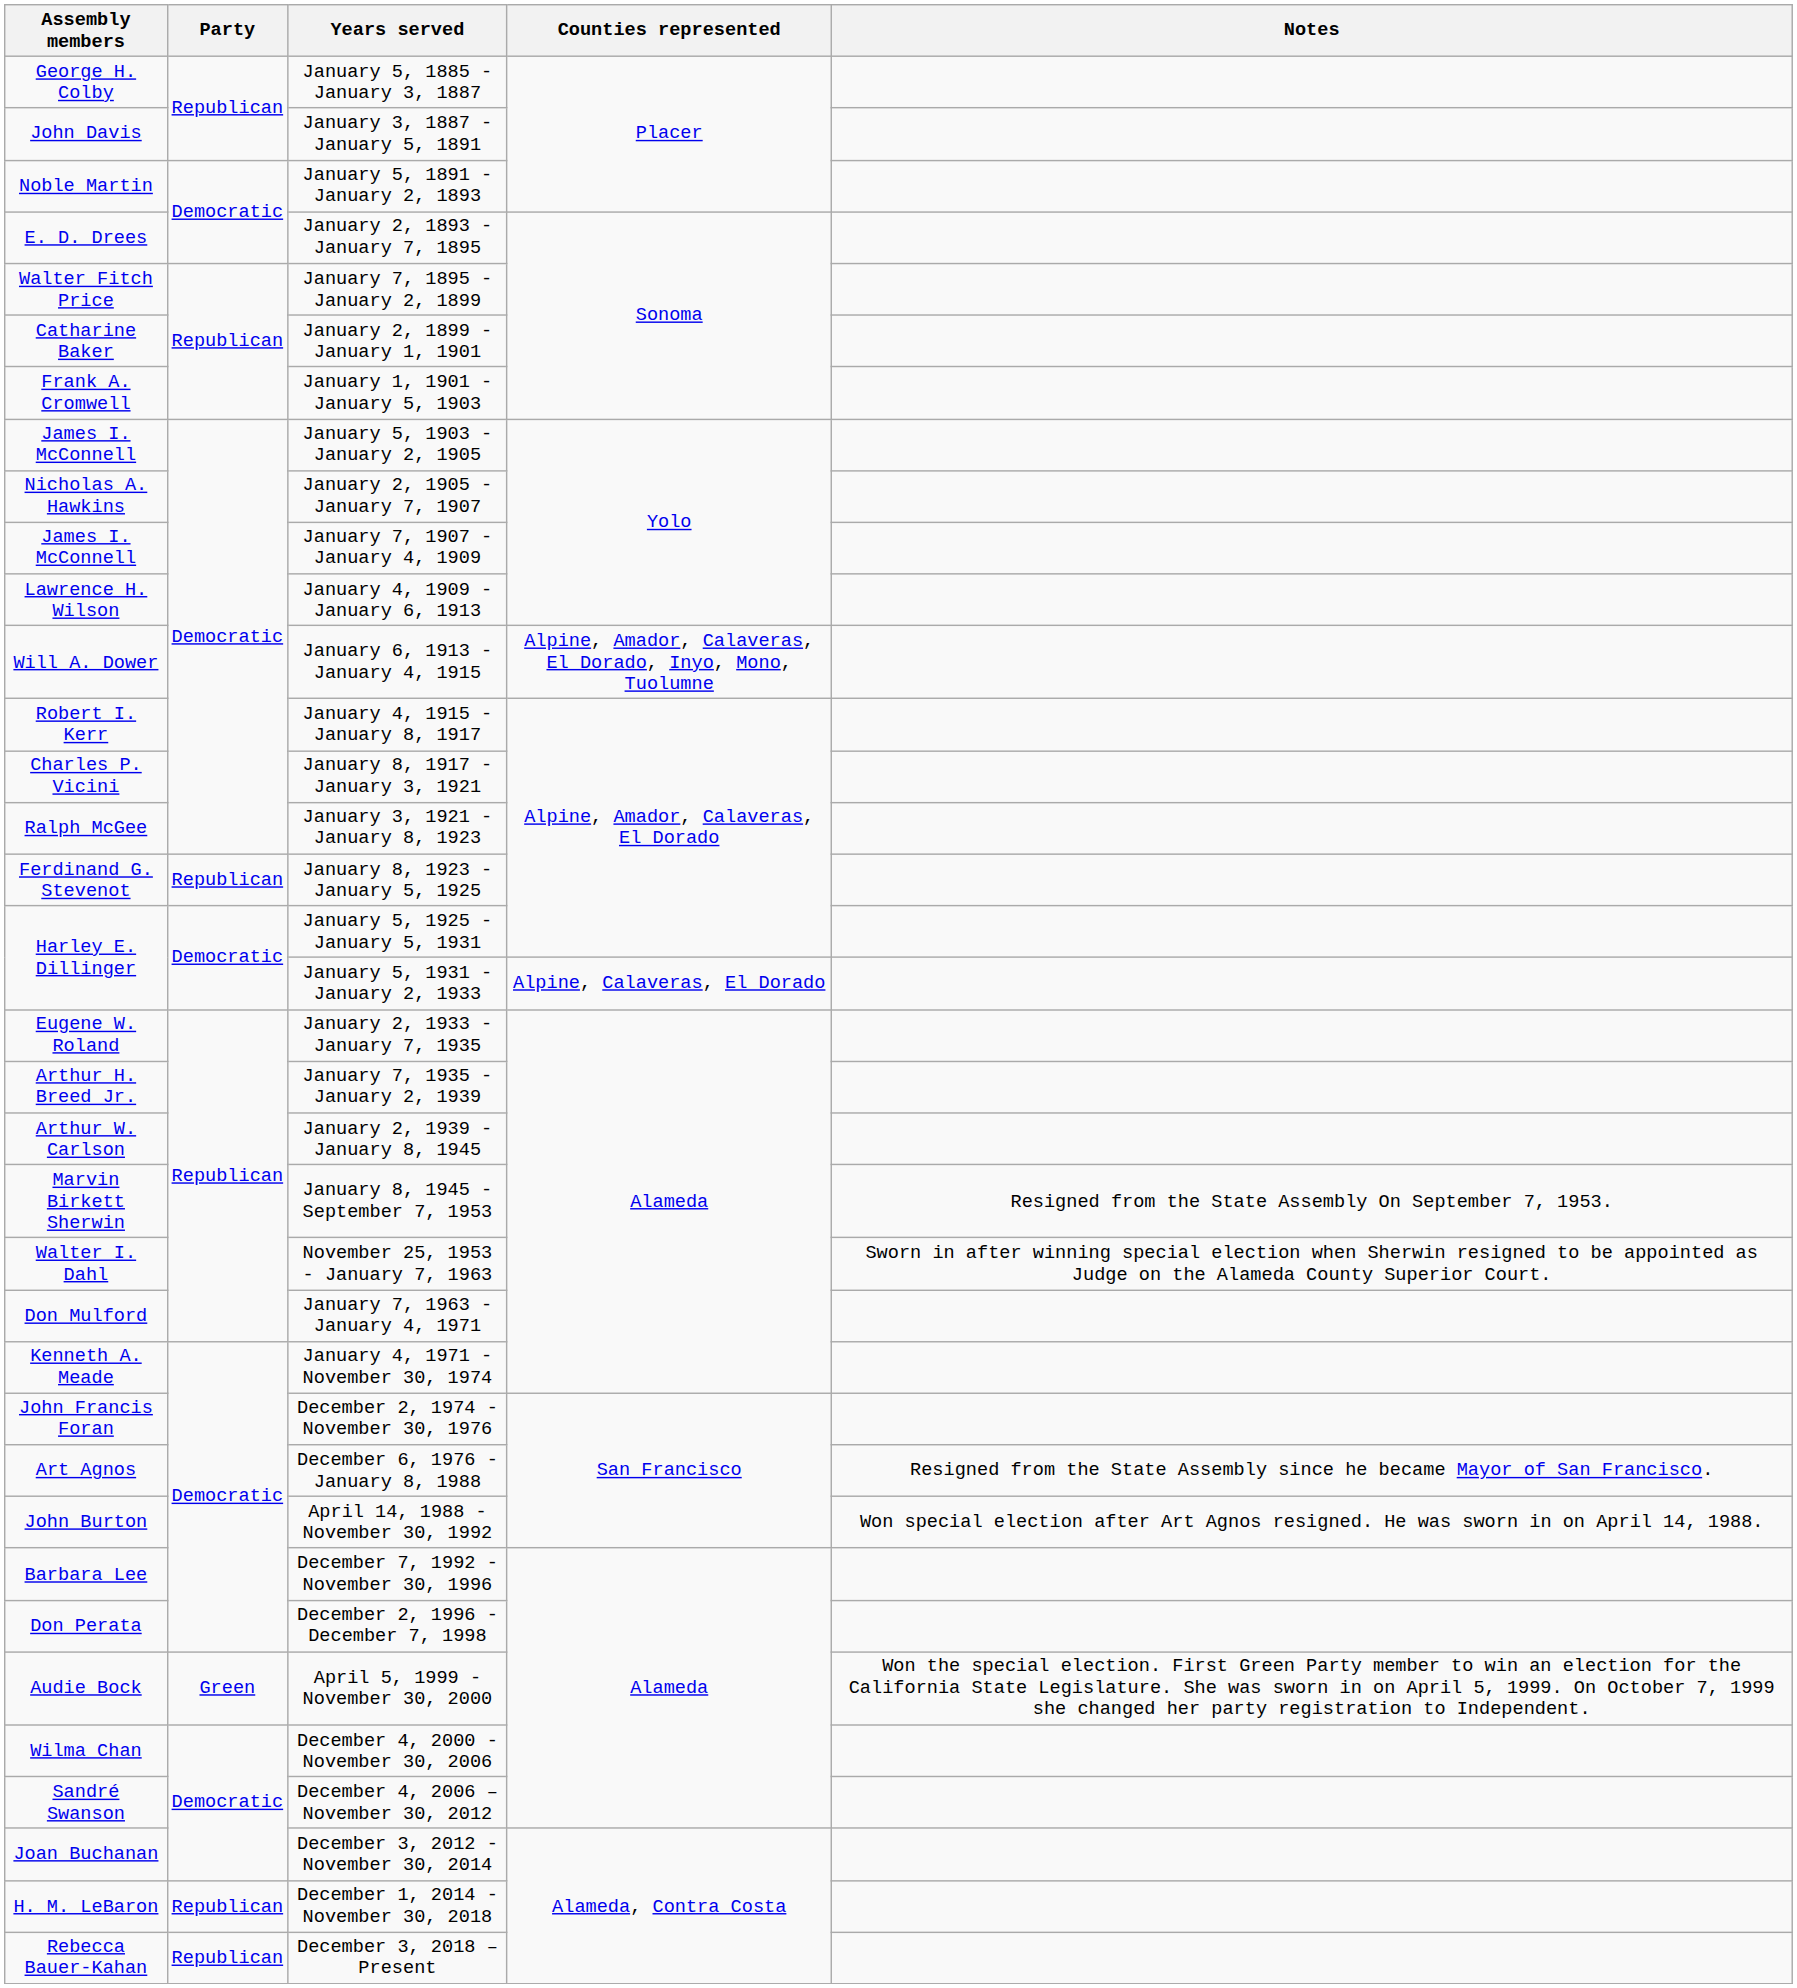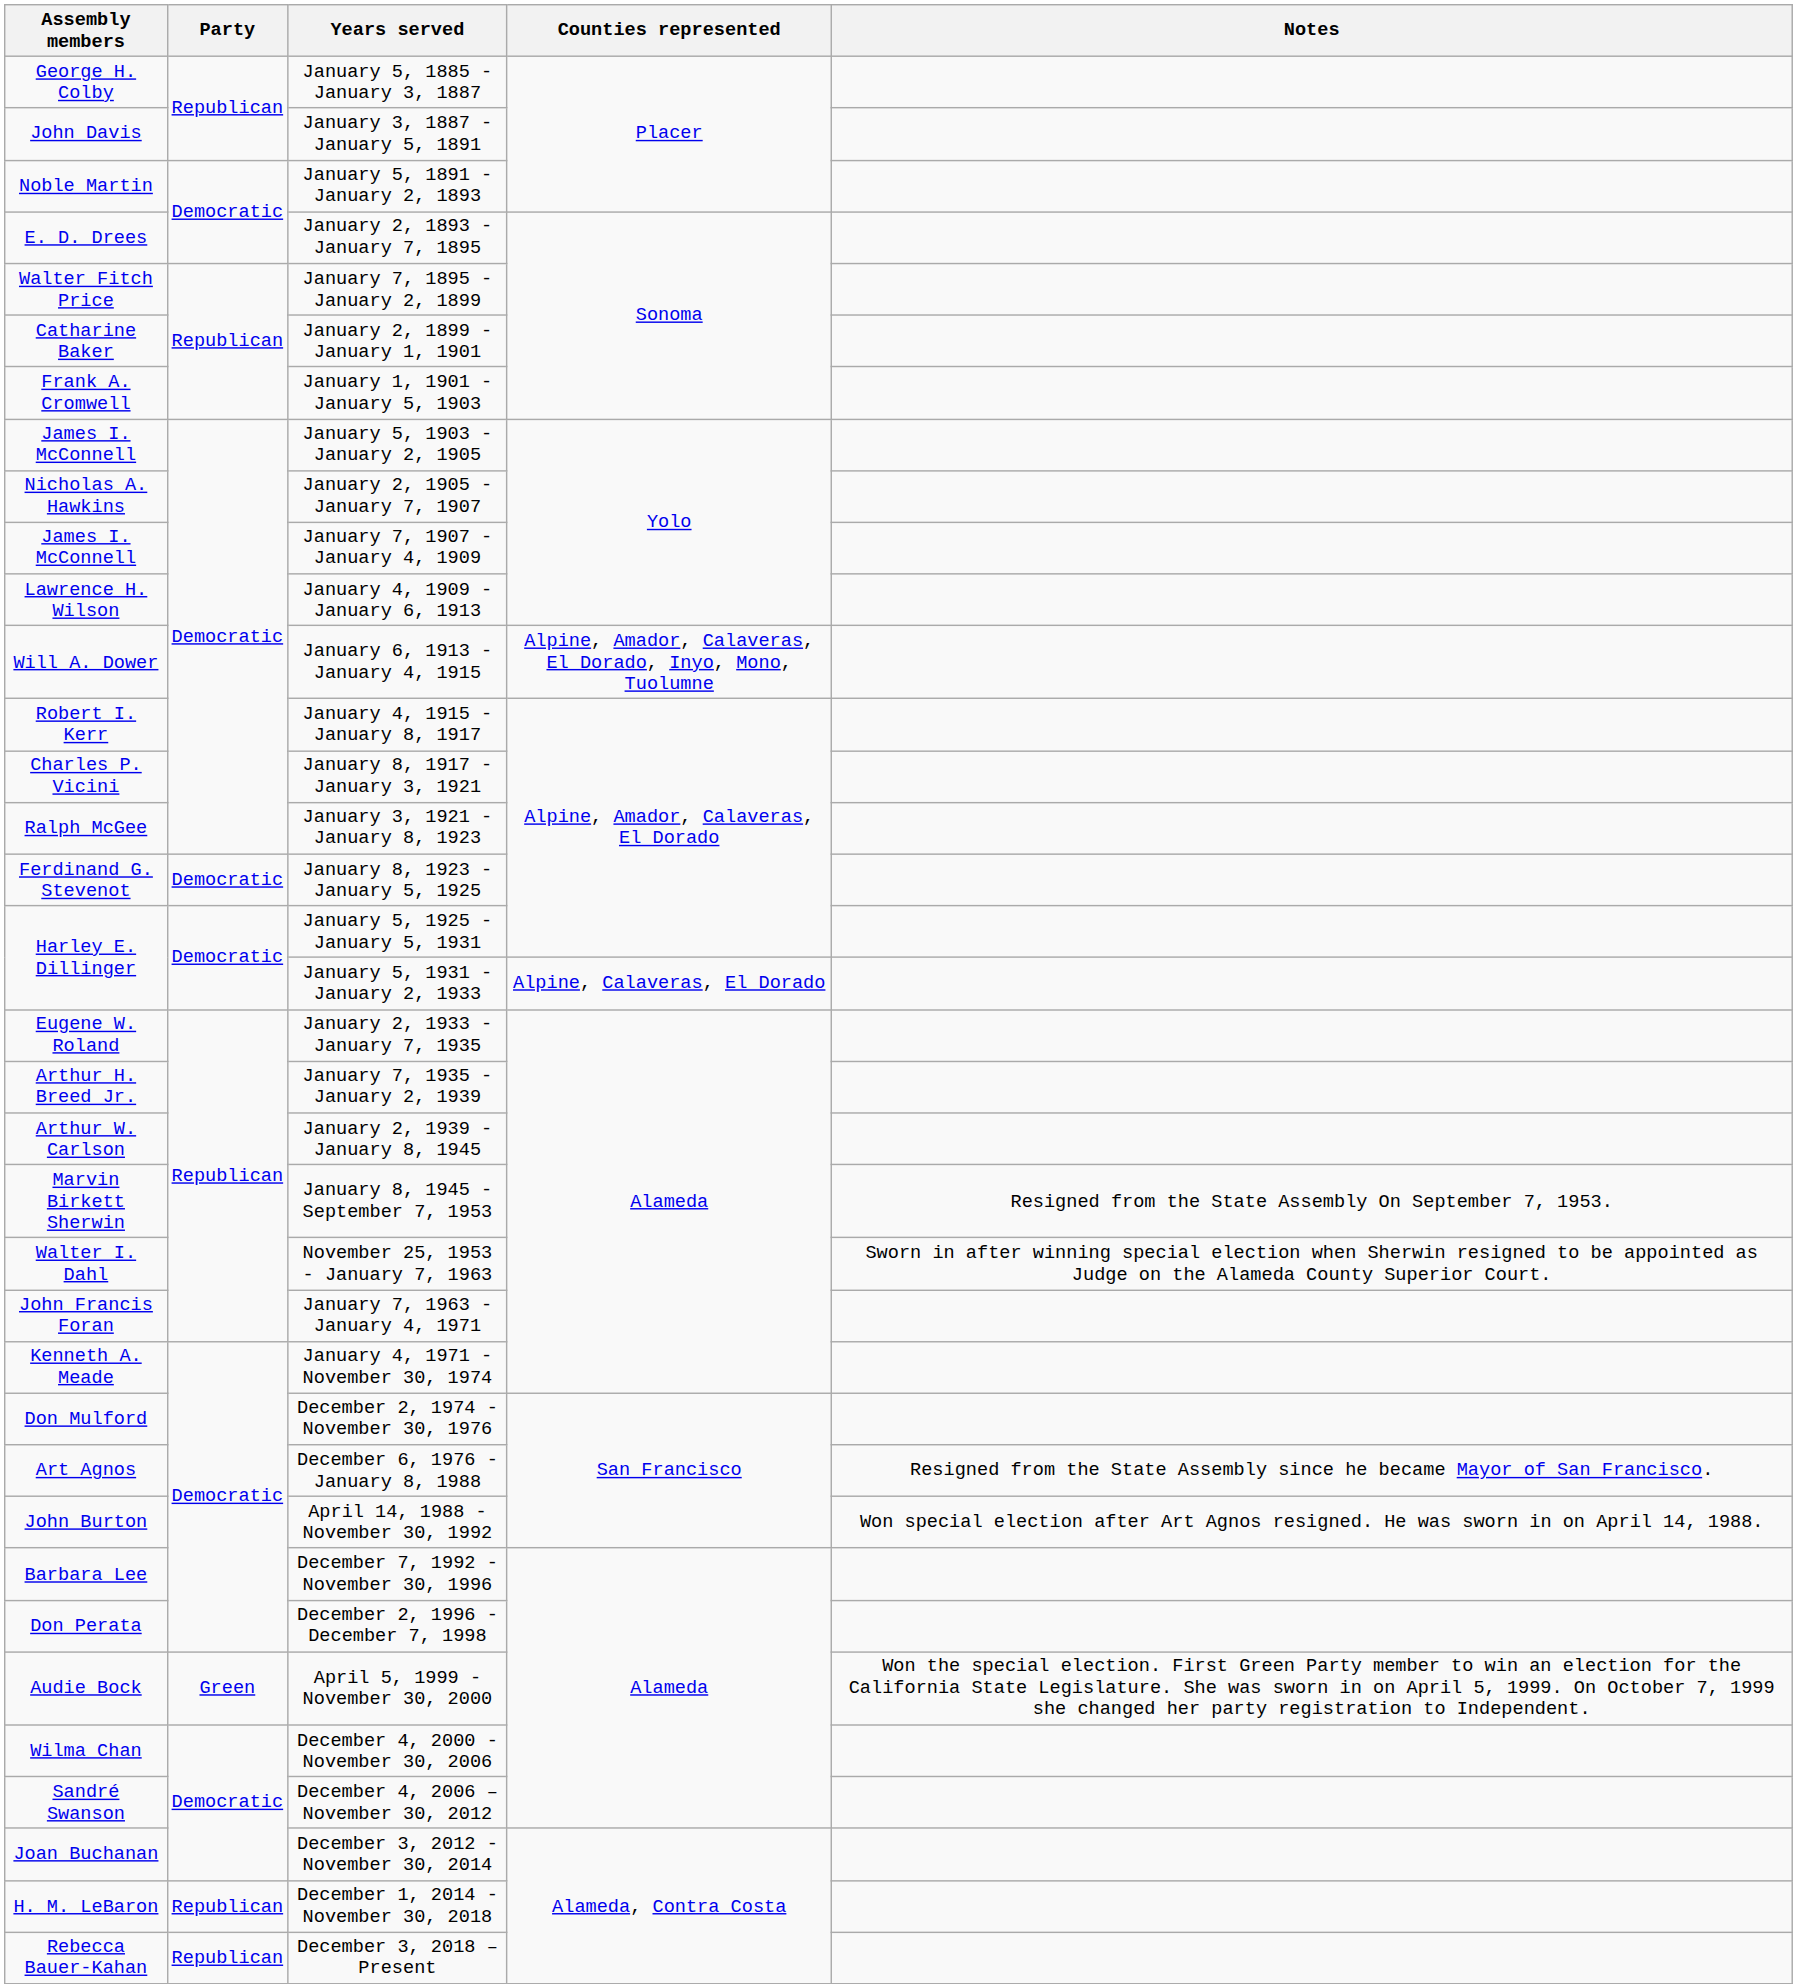(227, 880) Republican -> (227, 880) Democratic
(86, 1315) Don Mulford -> (86, 1315) John Francis Foran
(86, 1419) John Francis Foran -> (86, 1419) Don Mulford
